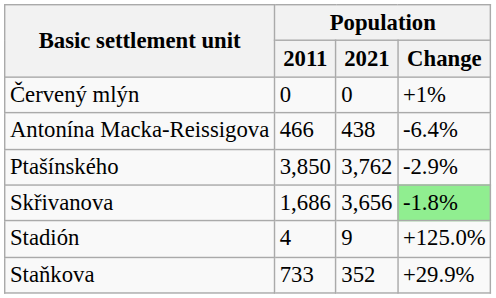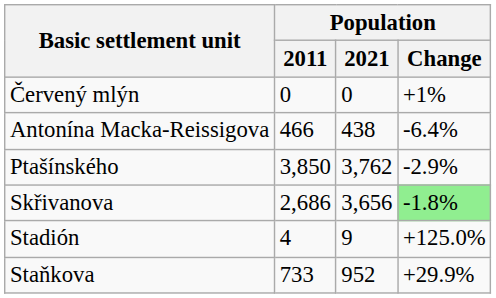(305, 202) 1,686 -> (305, 202) 2,686
(358, 274) 352 -> (358, 274) 952
